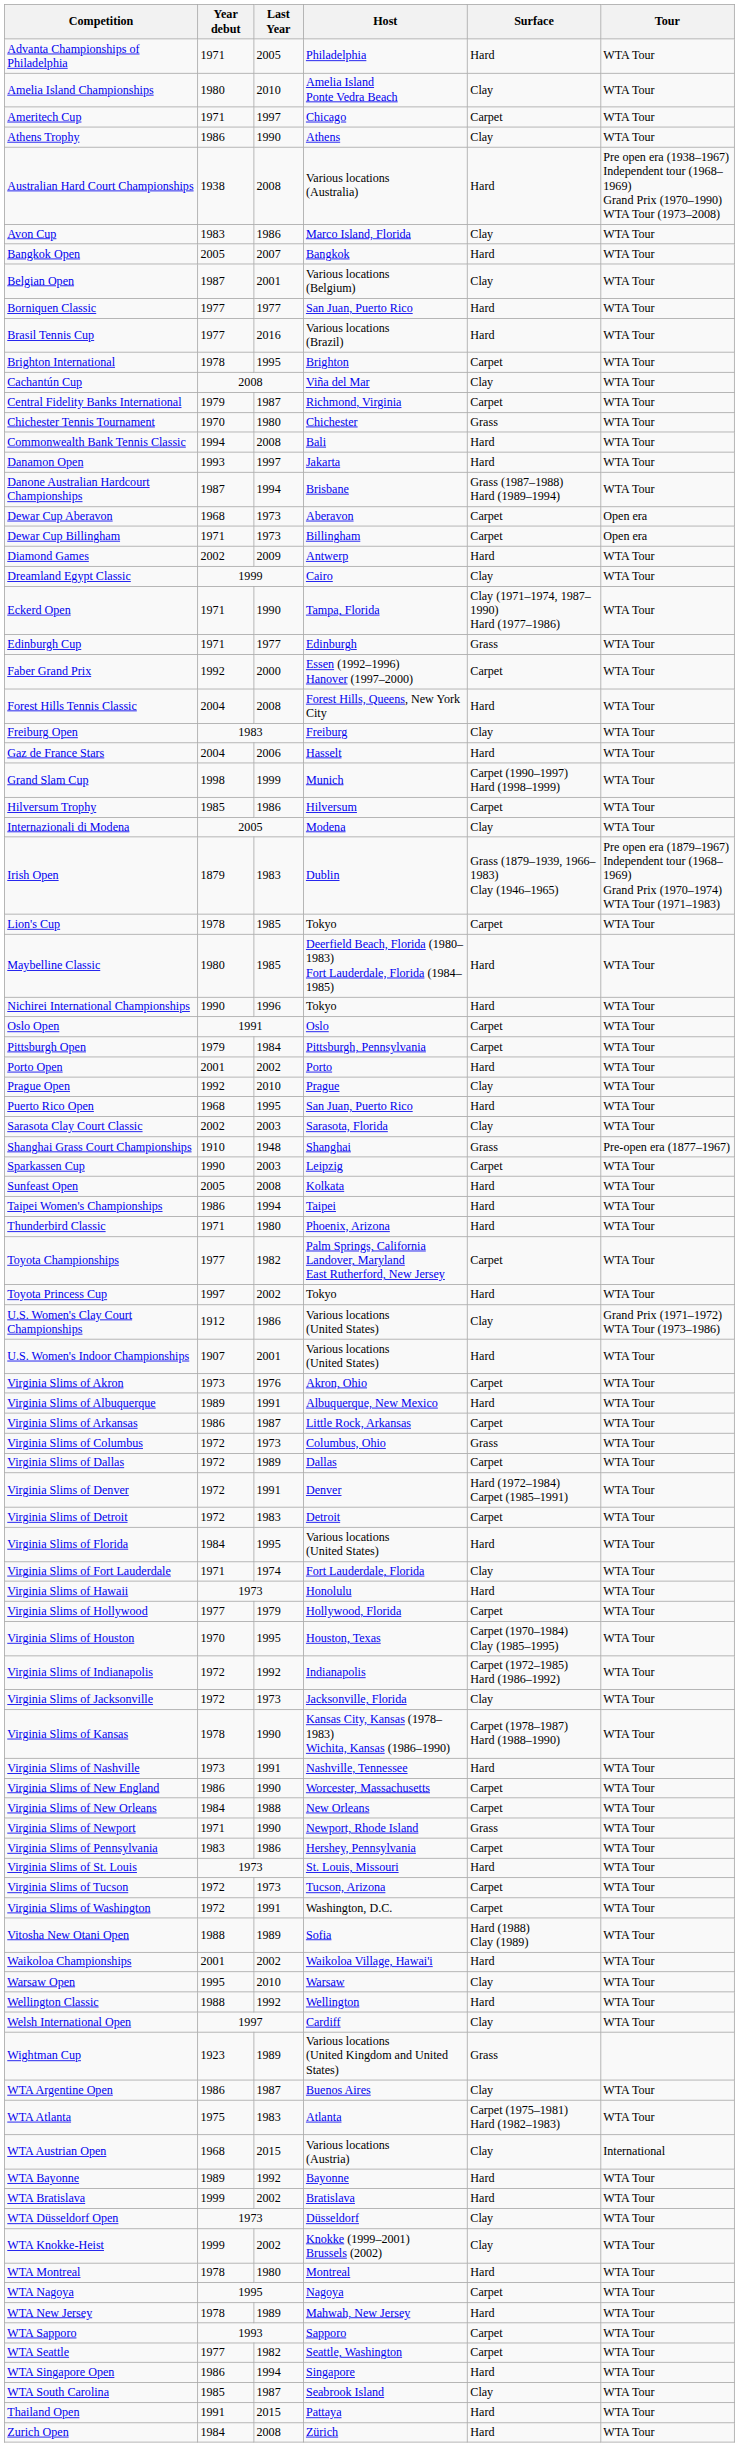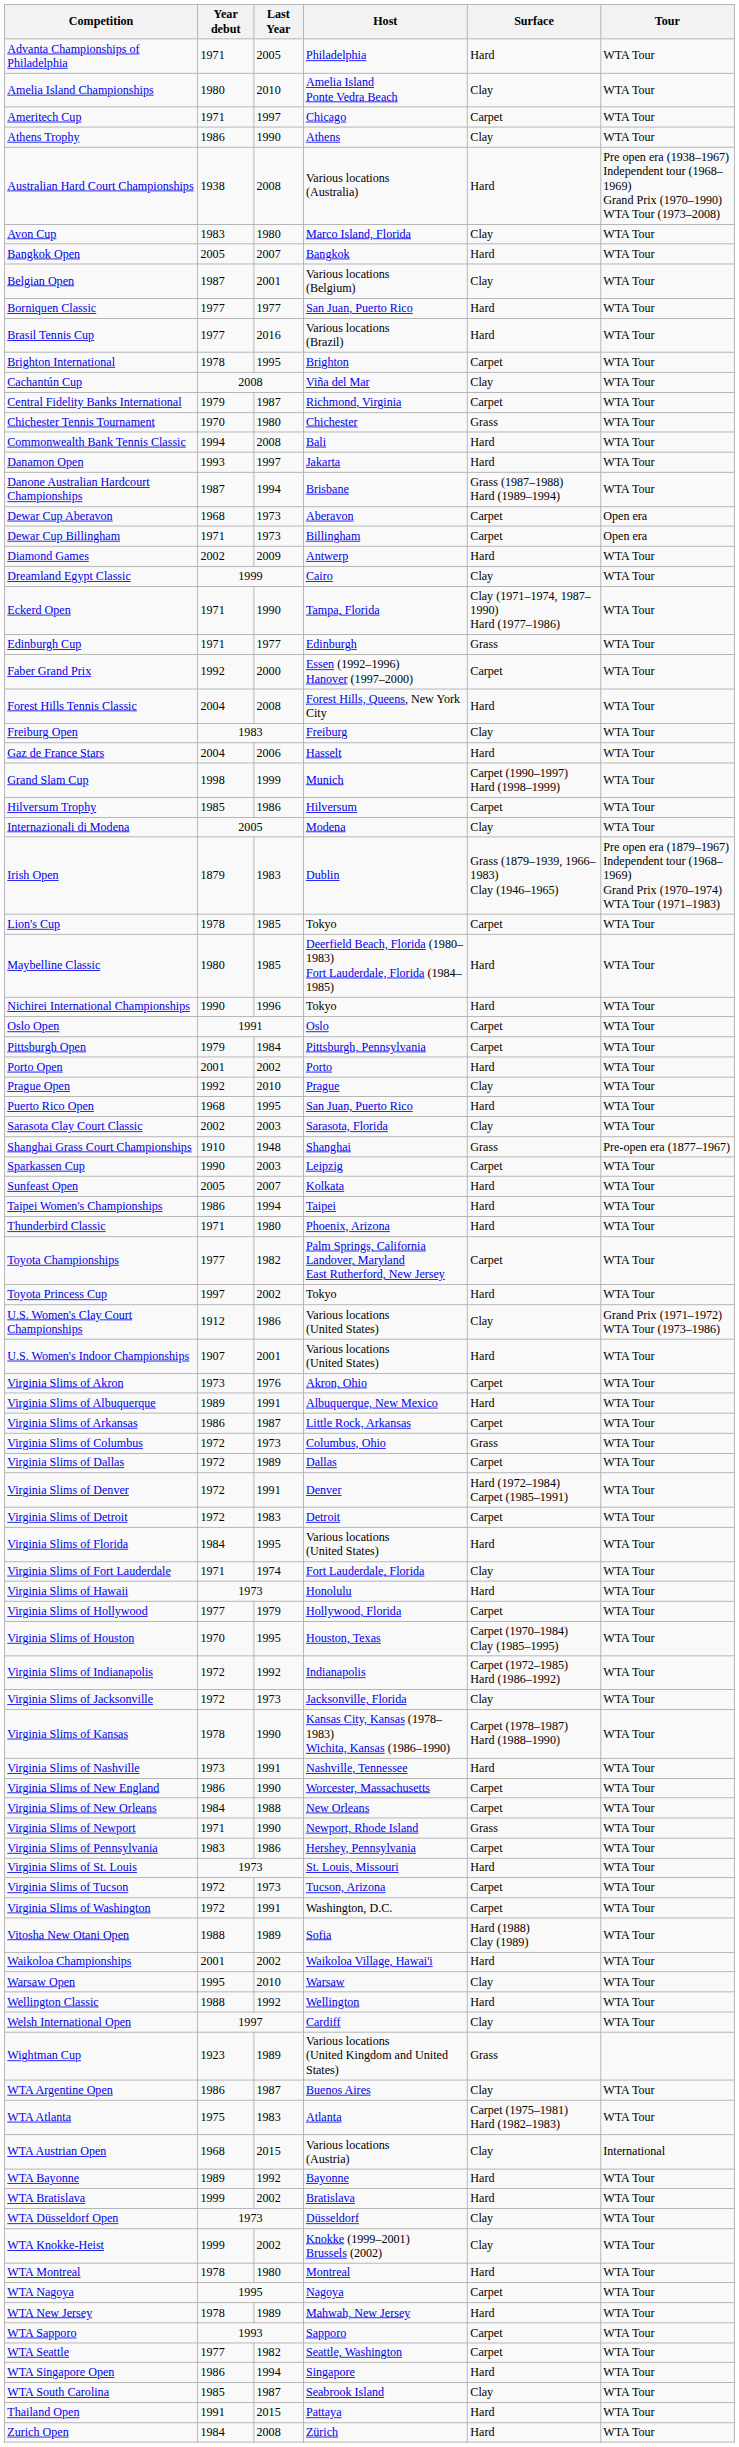(269, 234) 1986 -> (269, 234) 1980
(269, 1186) 2008 -> (269, 1186) 2007
